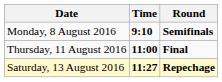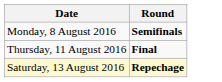- column: (145, 13)
